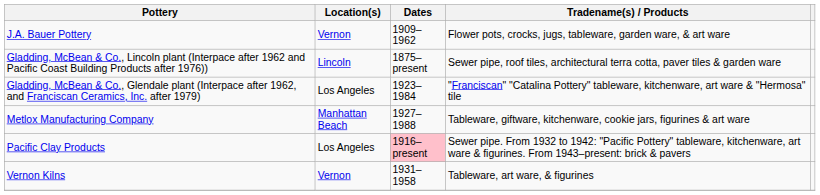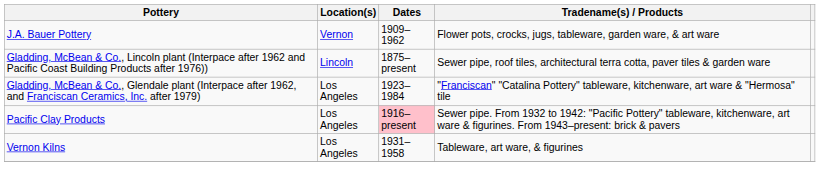- row: (80, 119)
(334, 176) Vernon -> (339, 147) Los Angeles
